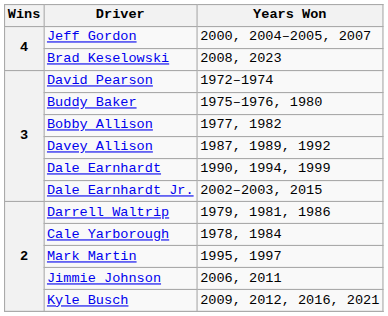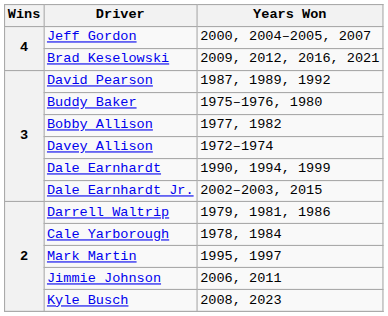(241, 60) 2008, 2023 -> (290, 60) 2009, 2012, 2016, 2021
(237, 82) 1972–1974 -> (265, 82) 1987, 1989, 1992
(265, 147) 1987, 1989, 1992 -> (237, 147) 1972–1974
(290, 301) 2009, 2012, 2016, 2021 -> (241, 301) 2008, 2023
